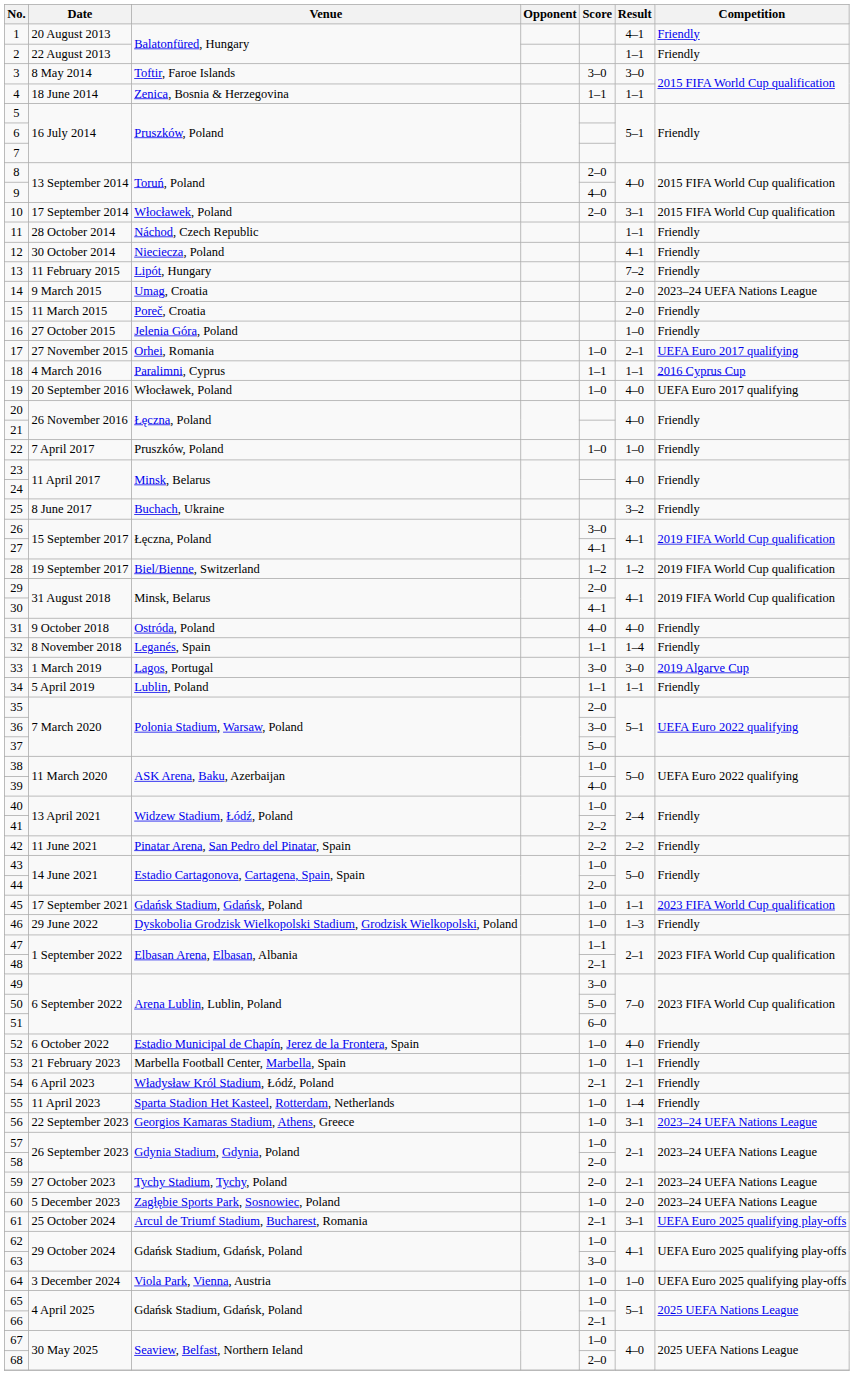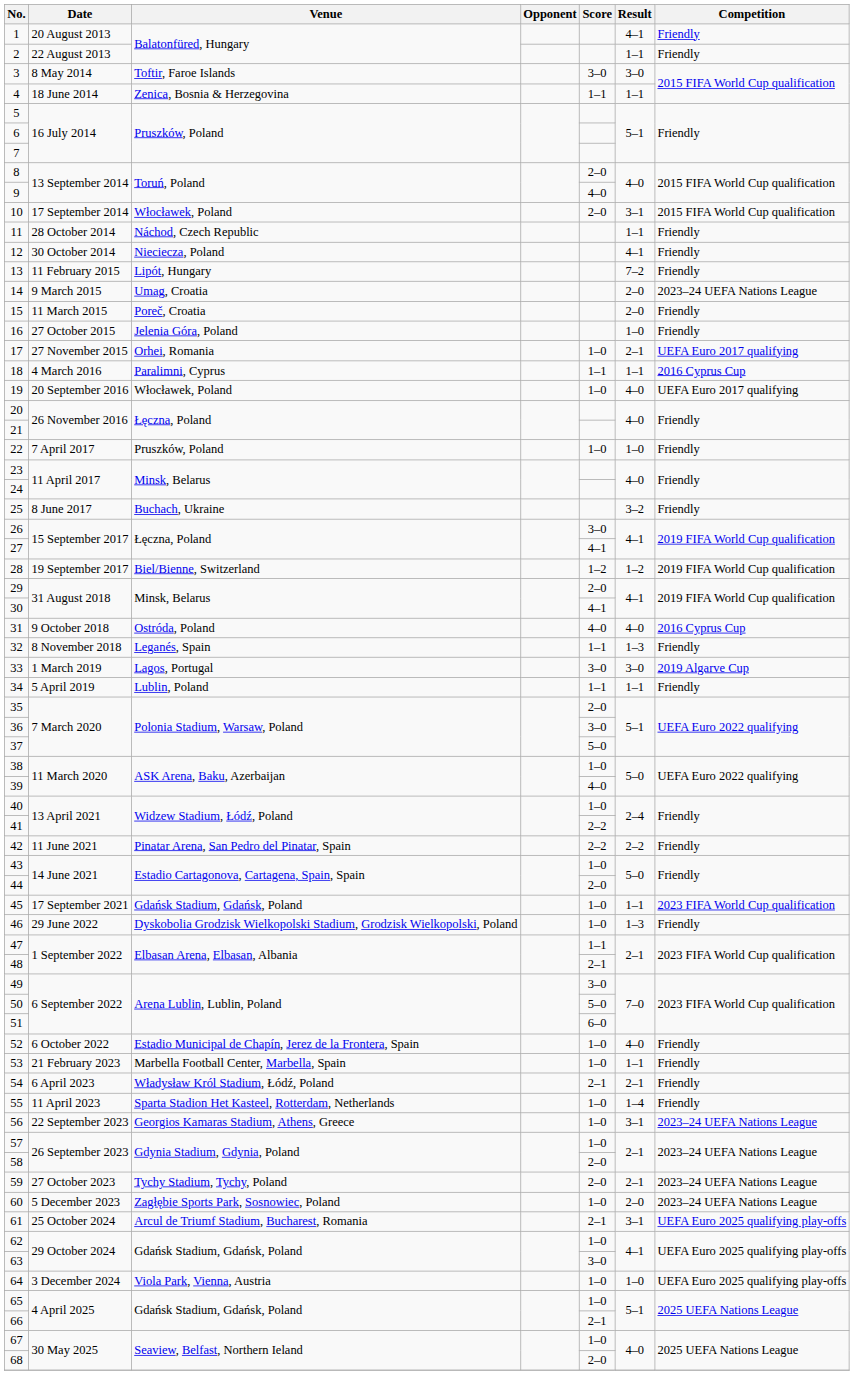(679, 627) Friendly -> (702, 627) 2016 Cyprus Cup
(635, 647) 1–4 -> (635, 647) 1–3
